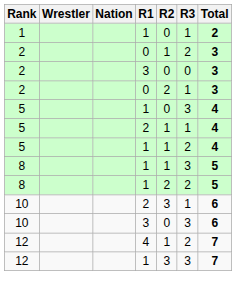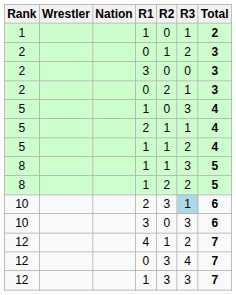(188, 204) no background -> (188, 204) lightblue background
+ row: (22, 261)
